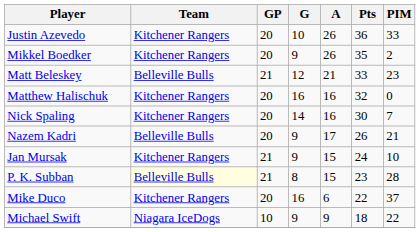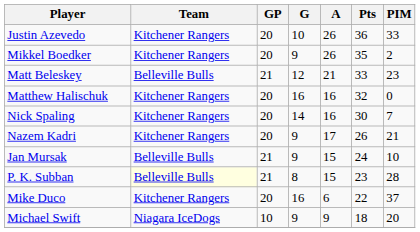(174, 136) Belleville Bulls -> (181, 136) Kitchener Rangers
(181, 156) Kitchener Rangers -> (174, 156) Belleville Bulls
(393, 217) 22 -> (393, 217) 20
